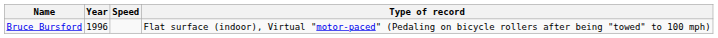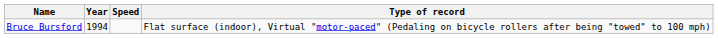(97, 26) 1996 -> (97, 26) 1994
